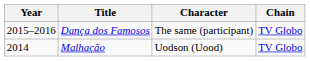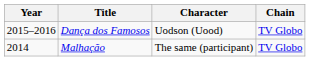(204, 30) The same (participant) -> (189, 30) Uodson (Uood)
(189, 47) Uodson (Uood) -> (204, 47) The same (participant)
